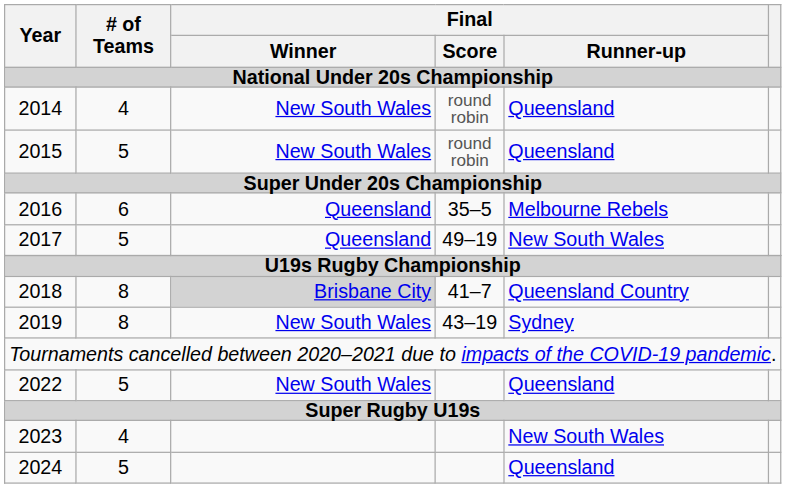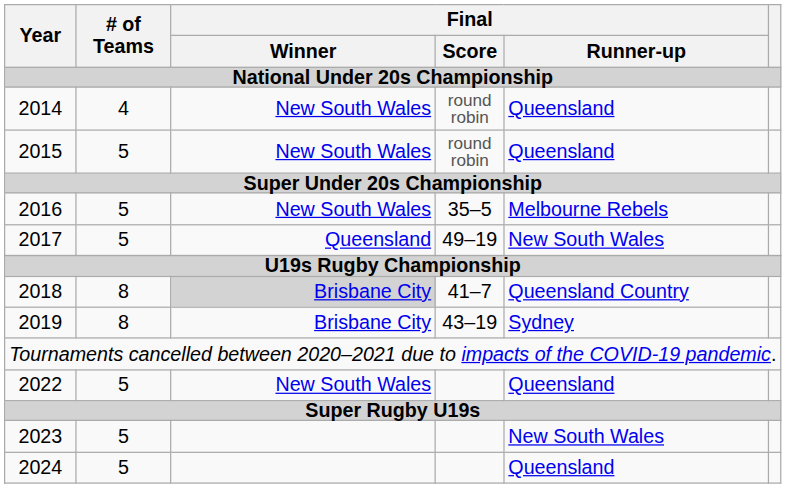(123, 208) 6 -> (123, 208) 5
(378, 208) Queensland -> (353, 208) New South Wales
(353, 322) New South Wales -> (373, 322) Brisbane City
(123, 436) 4 -> (123, 436) 5
